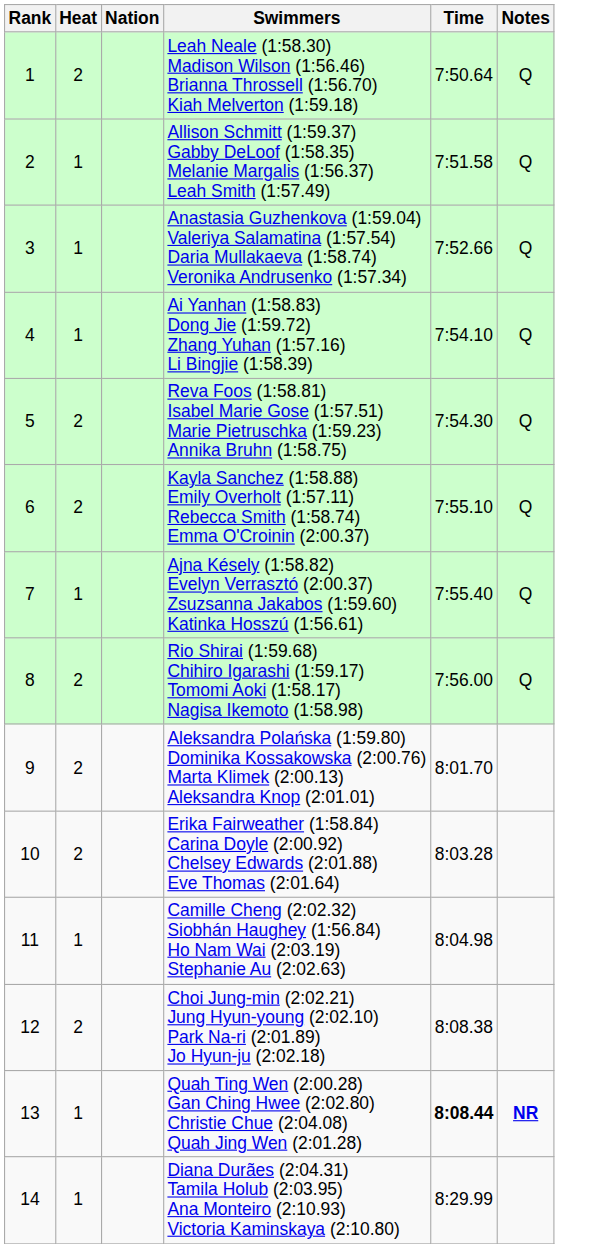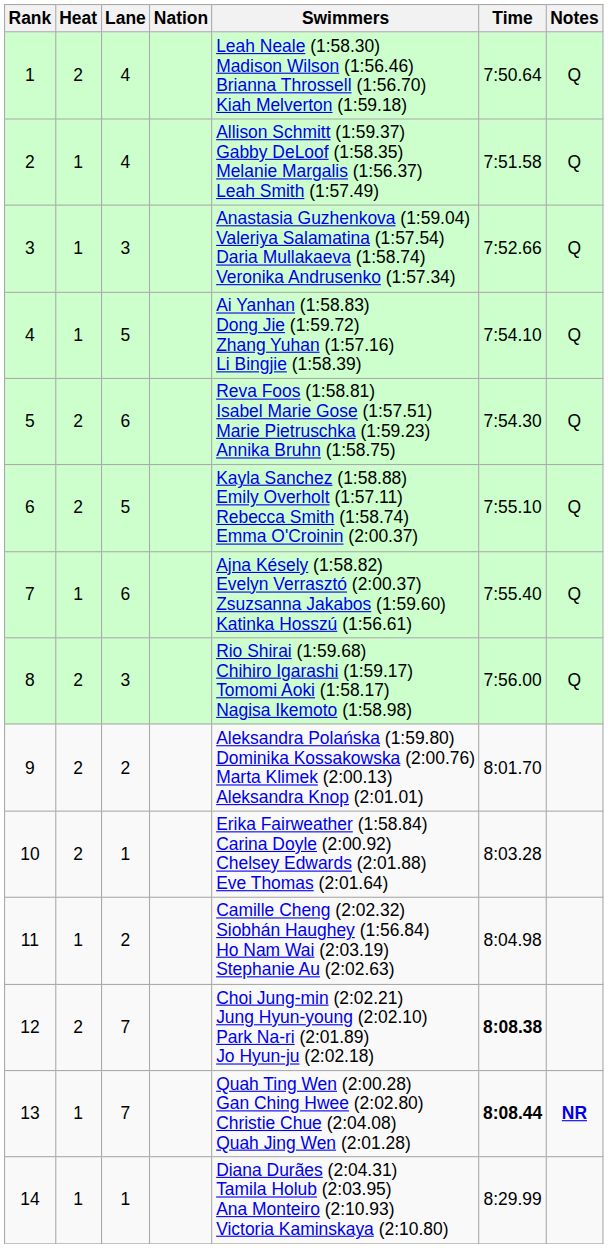+ column: (125, 18)
(464, 1027) normal -> (513, 1027) bold
